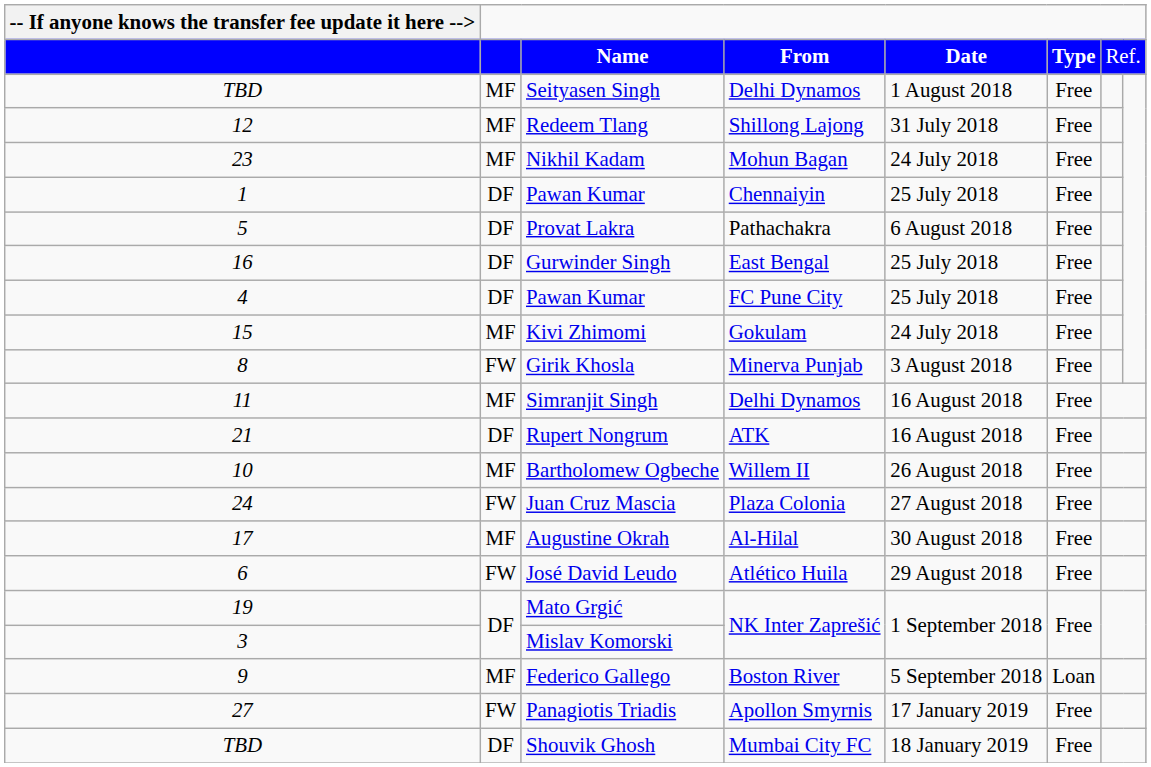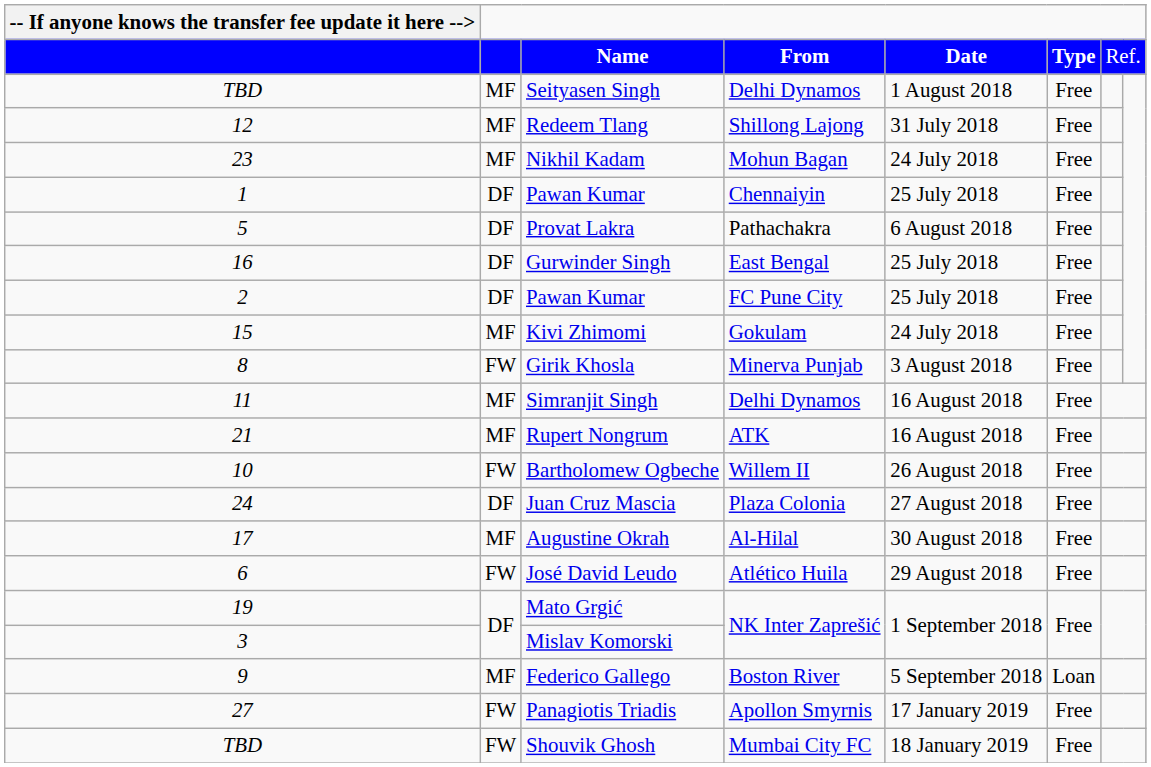(242, 297) 4 -> (242, 297) 2
(501, 435) DF -> (501, 435) MF
(501, 469) MF -> (501, 469) FW
(501, 504) FW -> (501, 504) DF
(501, 745) DF -> (501, 745) FW
